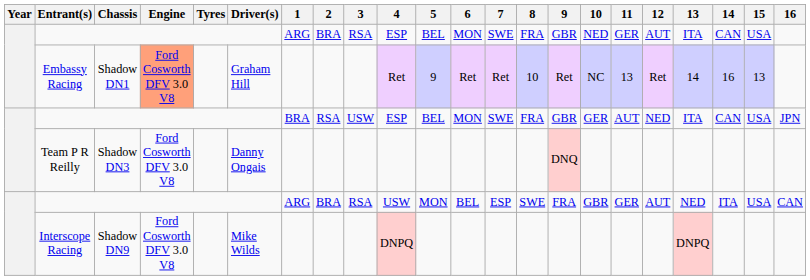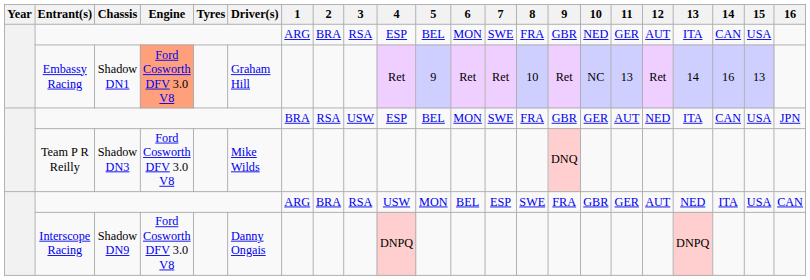(248, 159) Danny Ongais -> (245, 159) Mike Wilds
(245, 243) Mike Wilds -> (248, 243) Danny Ongais
